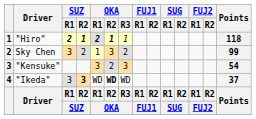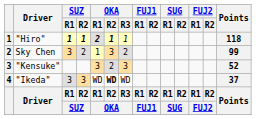(69, 39) 2 -> (69, 39) 1
(234, 67) 54 -> (234, 67) 52
(83, 80) bold -> (83, 80) normal
